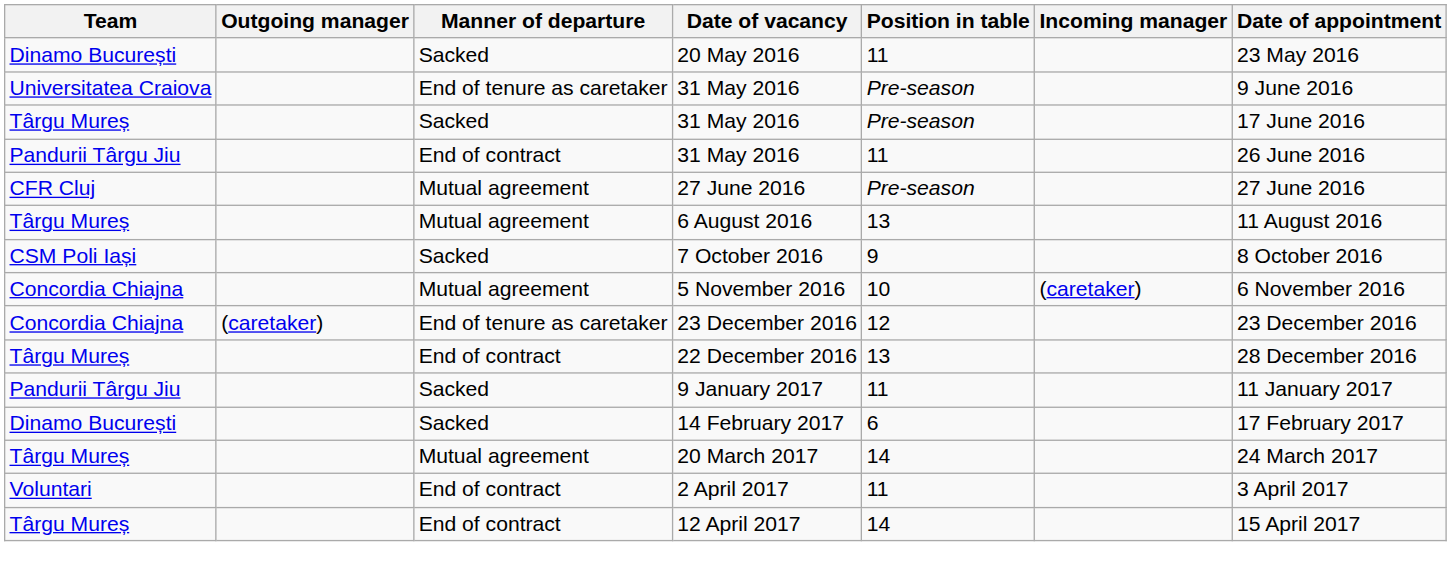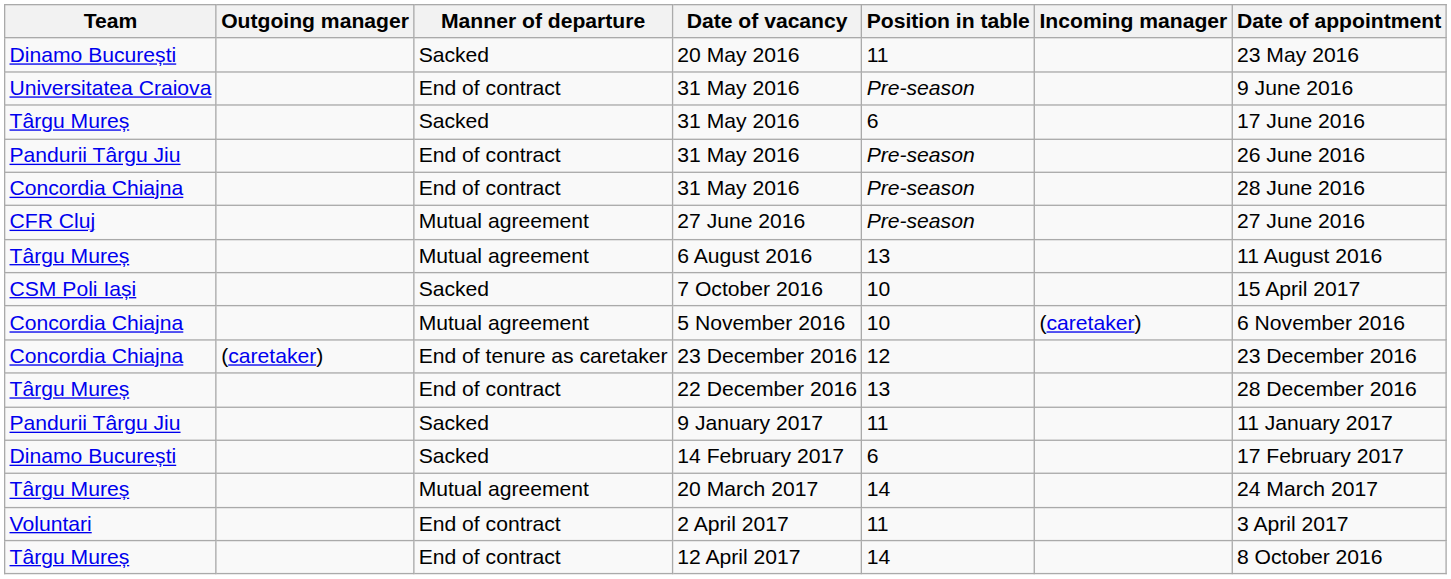(543, 88) End of tenure as caretaker -> (490, 88) End of contract
(921, 121) Pre-season -> (873, 121) 6
(878, 155) 11 -> (921, 155) Pre-season
+ row: (96, 188)
(873, 255) 9 -> (878, 289) 10
(1310, 255) 8 October 2016 -> (1299, 289) 15 April 2017
(1299, 523) 15 April 2017 -> (1310, 557) 8 October 2016
